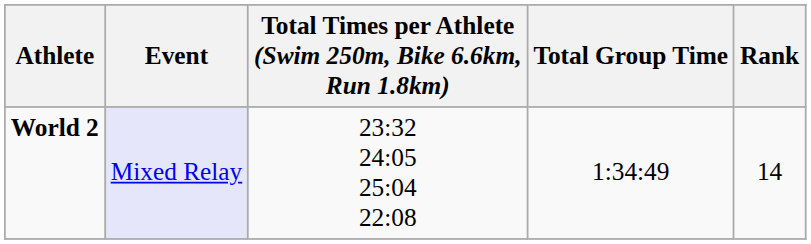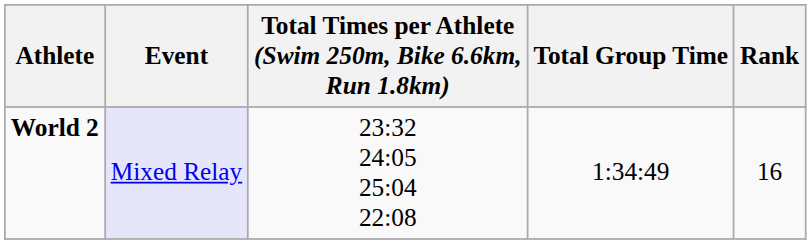(770, 172) 14 -> (770, 172) 16
